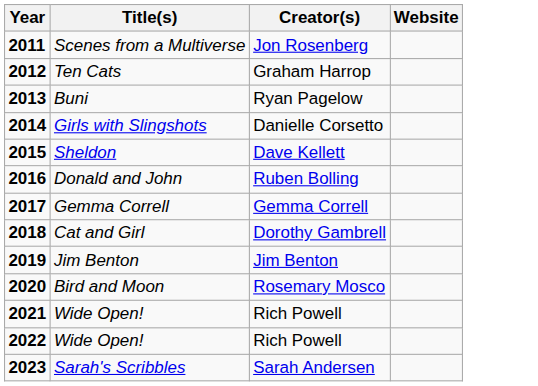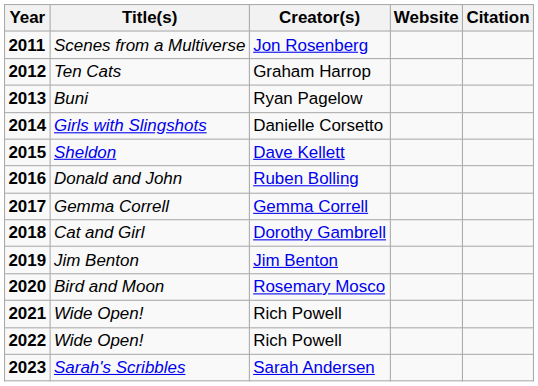+ column: (498, 17)
